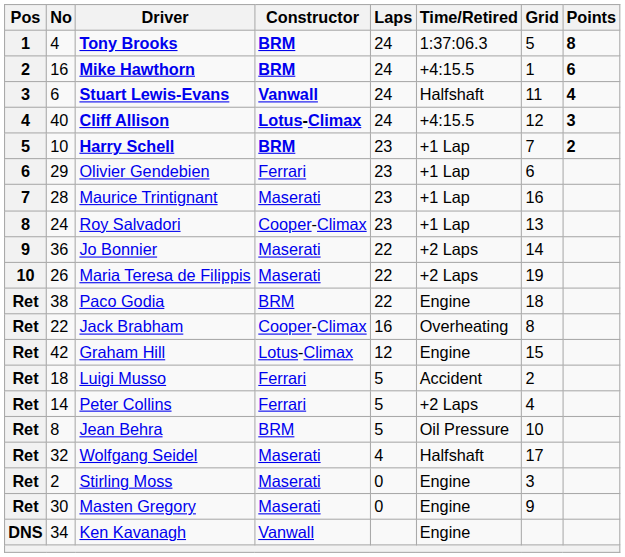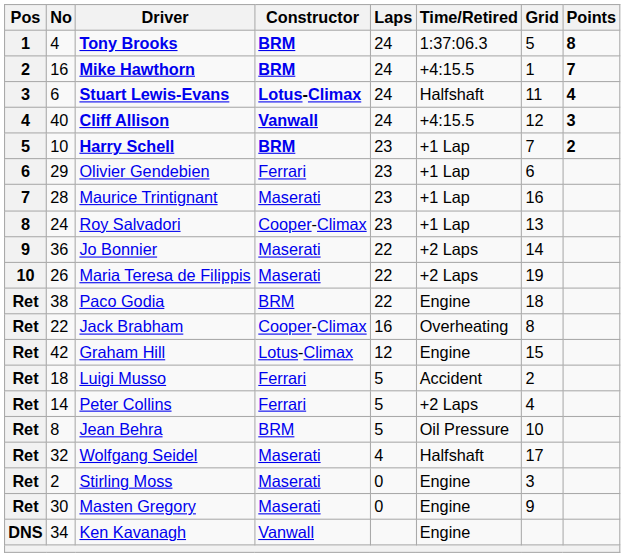(571, 69) 6 -> (571, 69) 7
(288, 95) Vanwall -> (310, 95) Lotus-Climax
(310, 121) Lotus-Climax -> (288, 121) Vanwall
